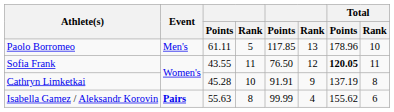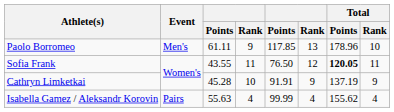(250, 47) 5 -> (250, 47) 9
(375, 81) 8 -> (375, 81) 9
(175, 98) bold -> (173, 98) normal
(250, 98) 8 -> (250, 98) 4
(375, 98) 6 -> (375, 98) 4
